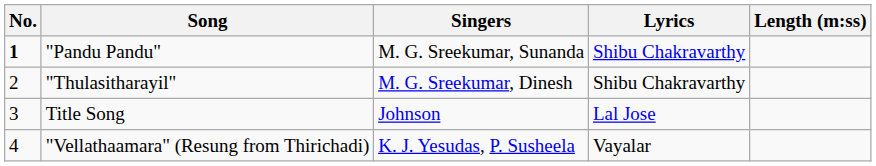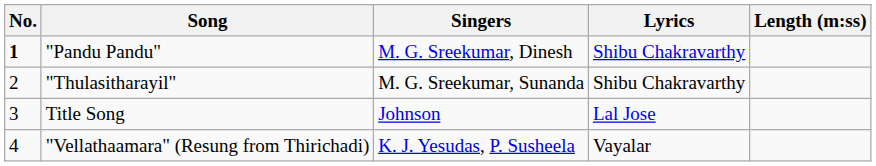(481, 51) M. G. Sreekumar, Sunanda -> (475, 51) M. G. Sreekumar, Dinesh
(475, 83) M. G. Sreekumar, Dinesh -> (481, 83) M. G. Sreekumar, Sunanda
